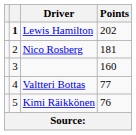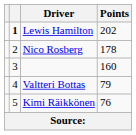(108, 48) 181 -> (108, 48) 178
(106, 84) 77 -> (106, 84) 79
